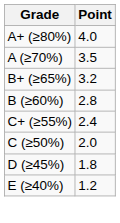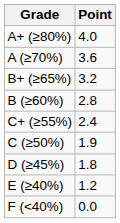(88, 57) 3.5 -> (88, 57) 3.6
(88, 143) 2.0 -> (88, 143) 1.9
+ row: (35, 206)
